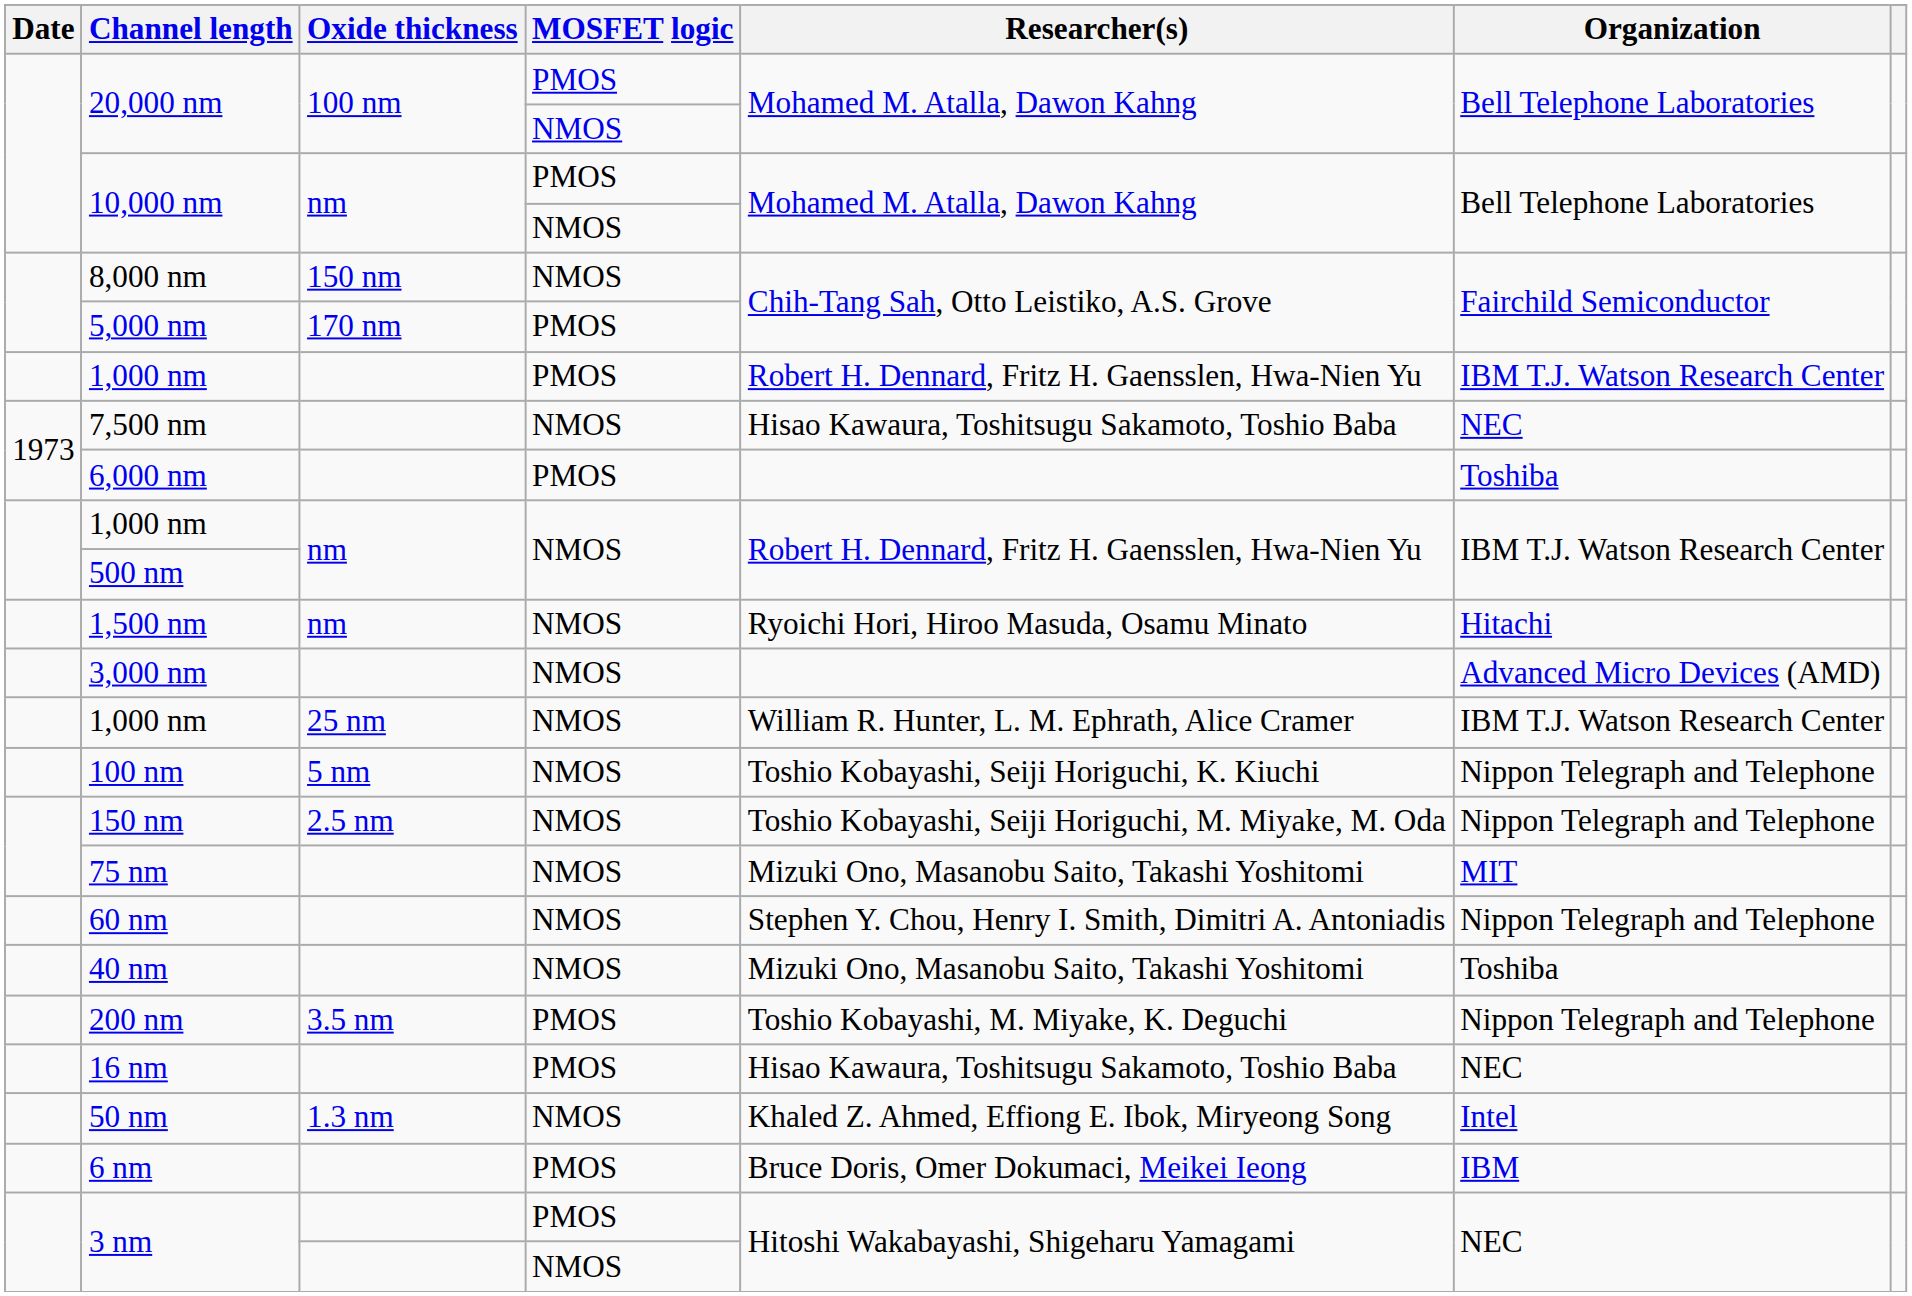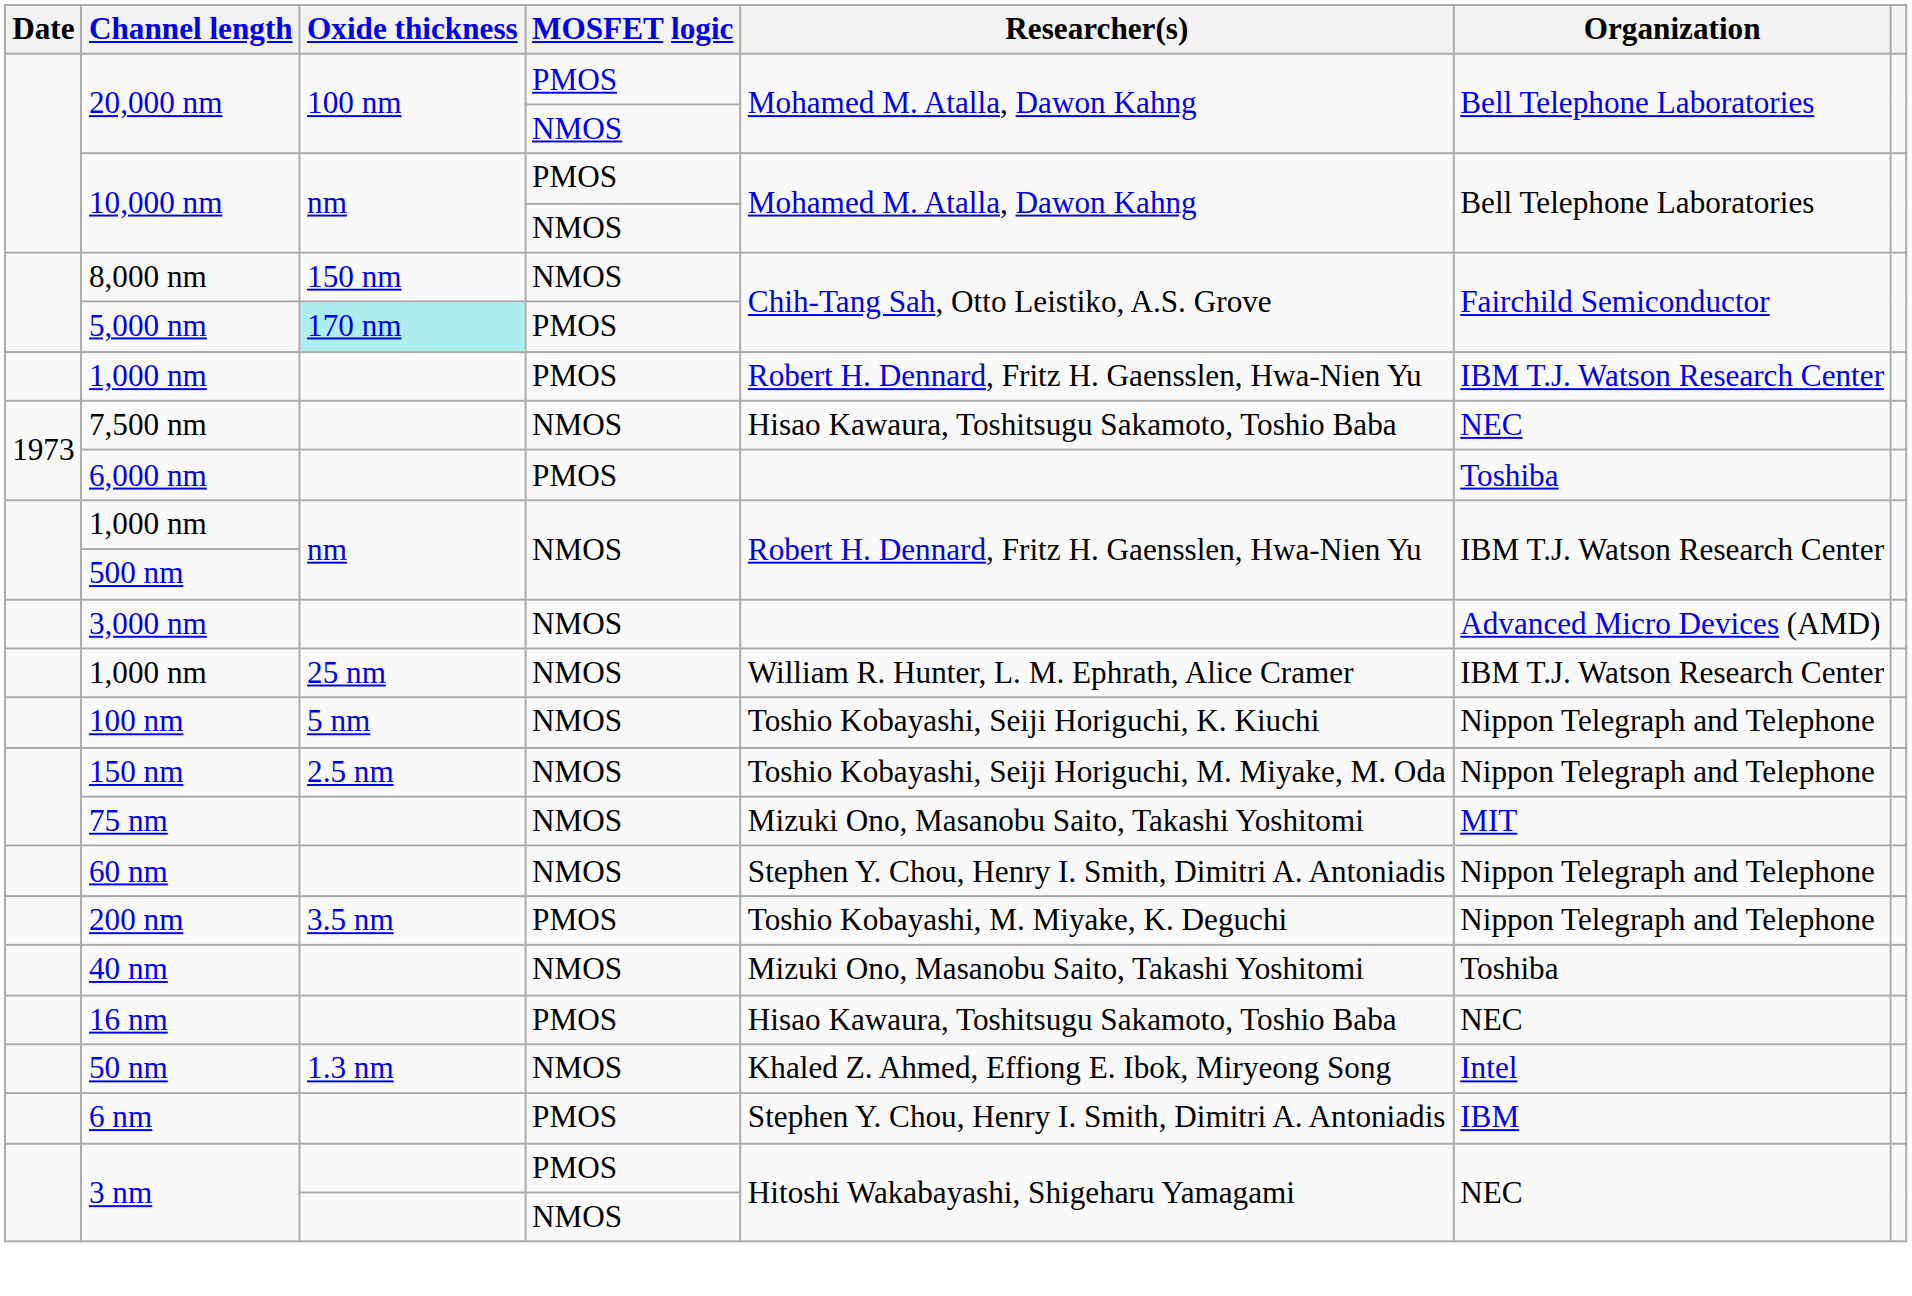(354, 326) no background -> (354, 326) paleturquoise background
- row: (148, 623)
rows swapped: (136, 1018) <-> (128, 969)
(1027, 1167) Bruce Doris, Omer Dokumaci, Meikei Ieong -> (1097, 1117) Stephen Y. Chou, Henry I. Smith, Dimitri A. Antoniadis
